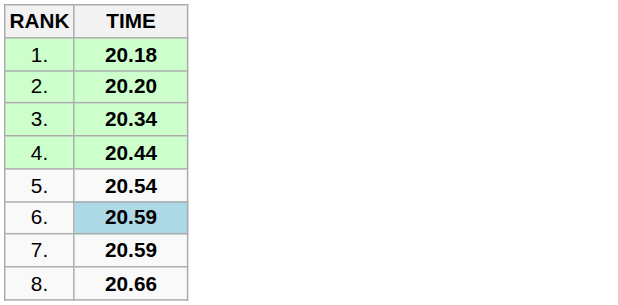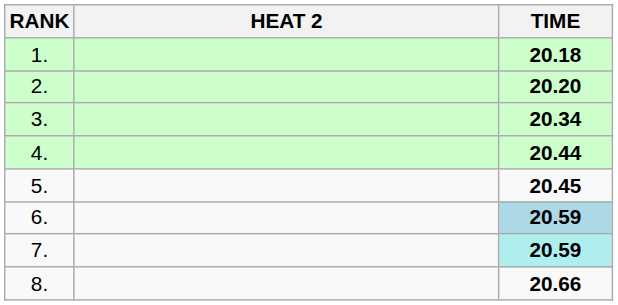+ column: (287, 21)
(131, 185) 20.54 -> (555, 185) 20.45
(131, 251) no background -> (555, 251) paleturquoise background
